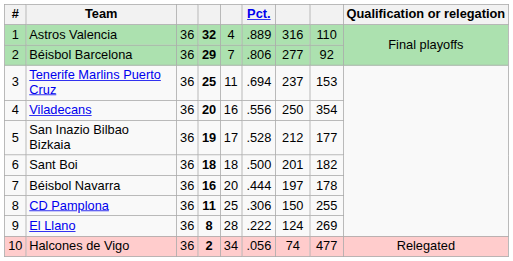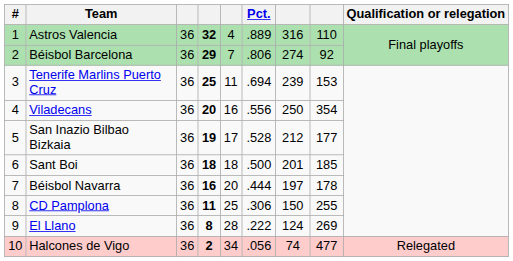(293, 55) 277 -> (293, 55) 274
(293, 82) 237 -> (293, 82) 239
(327, 165) 182 -> (327, 165) 185
